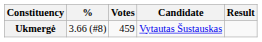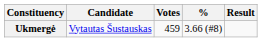columns swapped: (181, 12) <-> (88, 12)
